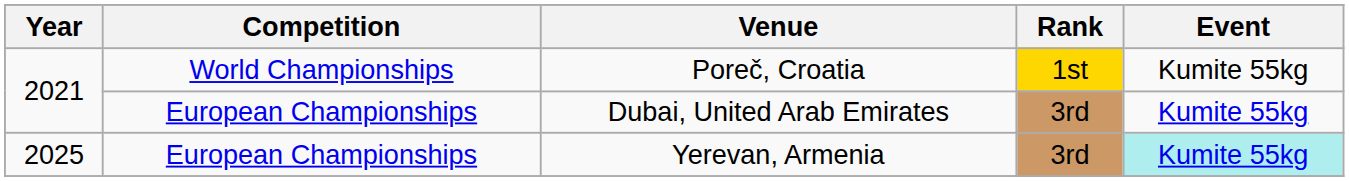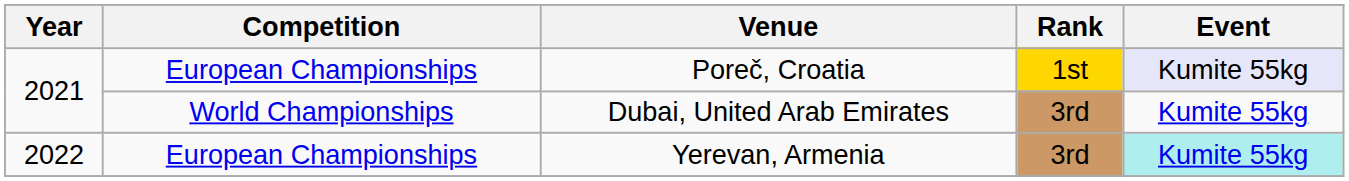(321, 69) World Championships -> (321, 69) European Championships
(1233, 69) no background -> (1233, 69) lavender background
(321, 112) European Championships -> (321, 112) World Championships
(54, 155) 2025 -> (54, 155) 2022
